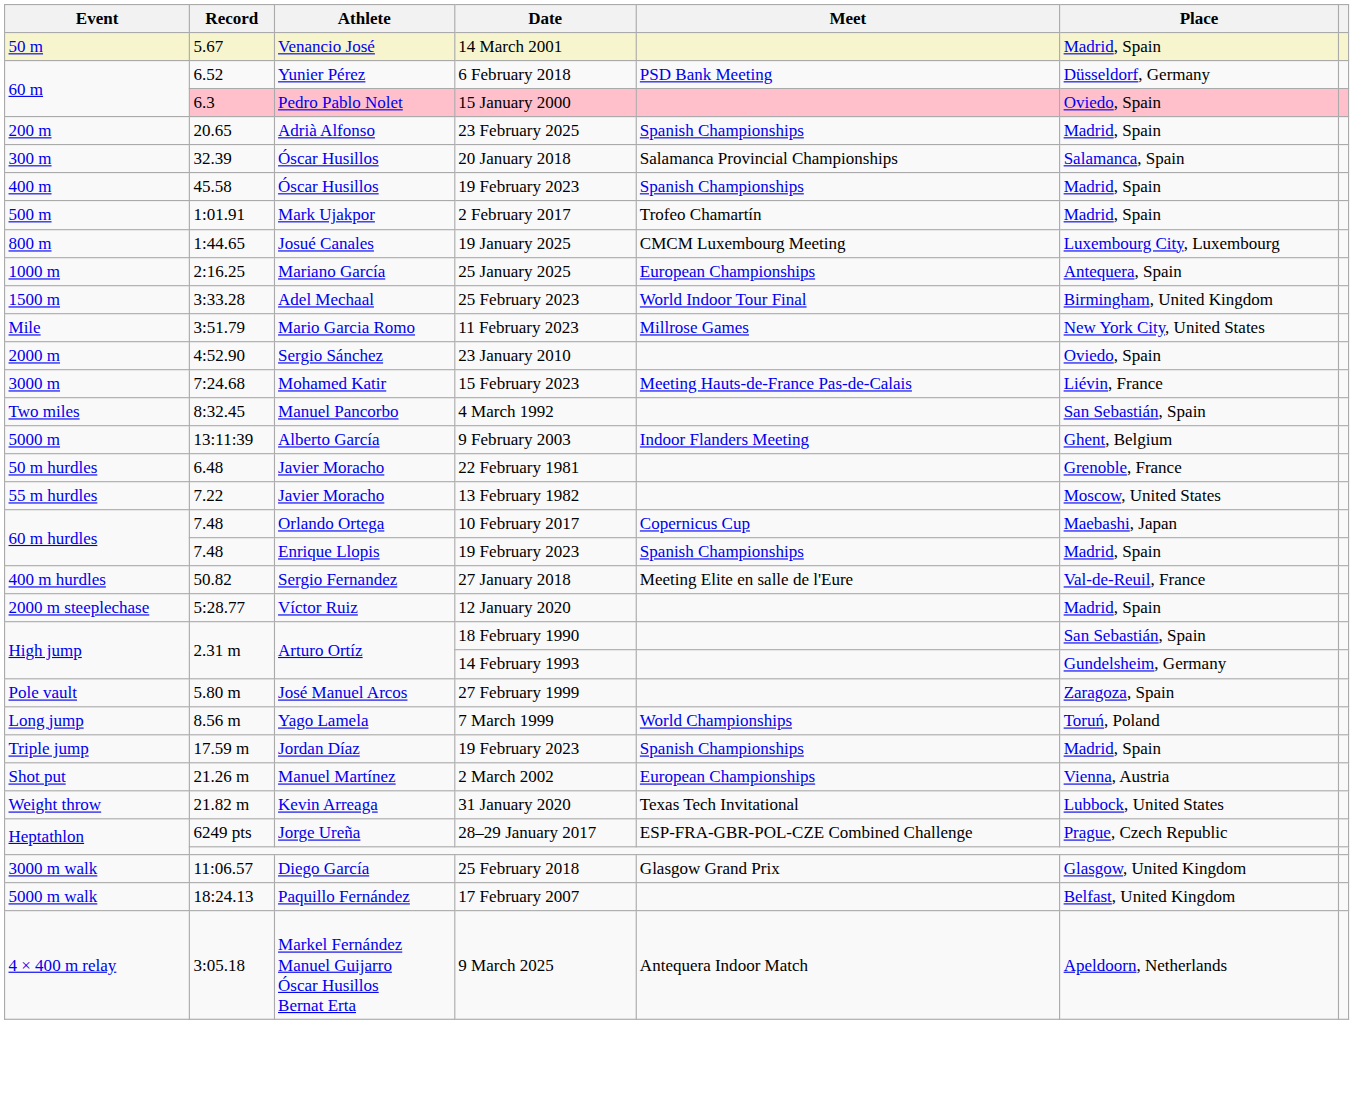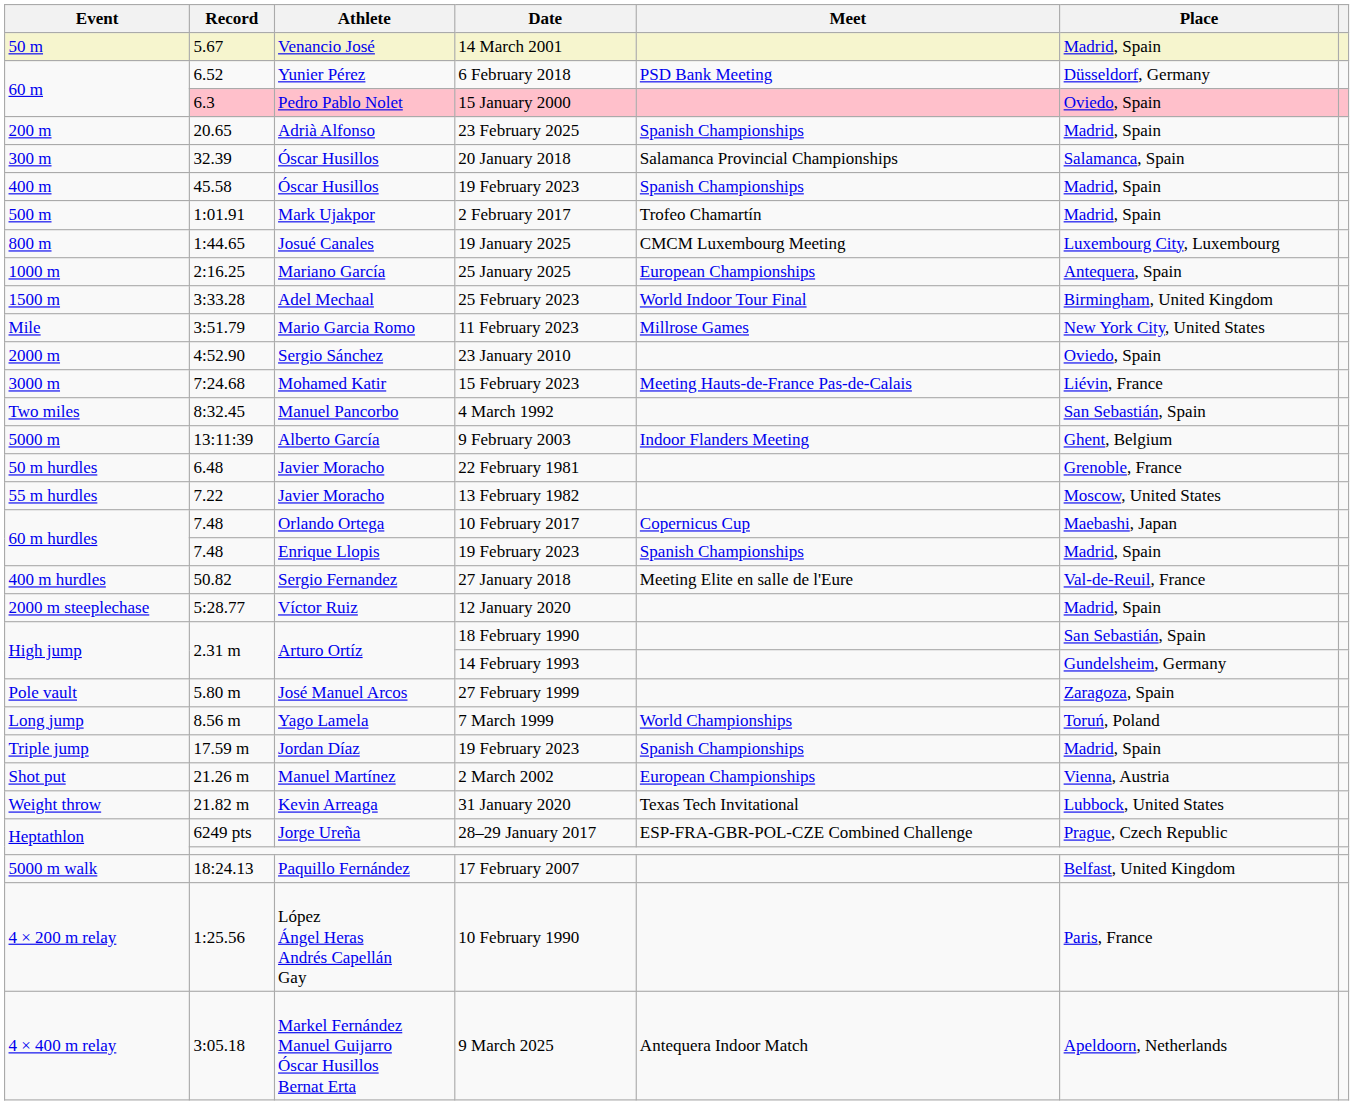- row: (324, 868)
+ row: (335, 947)
